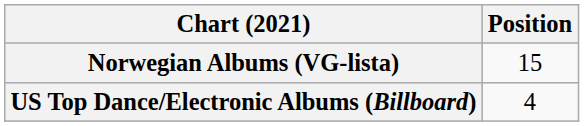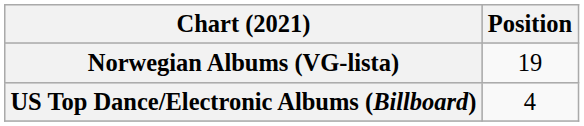(530, 62) 15 -> (530, 62) 19
